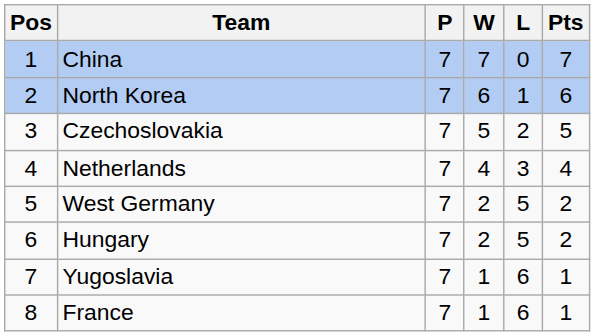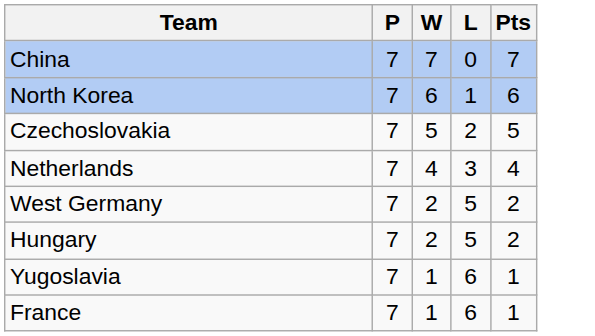- column: (31, 22)
